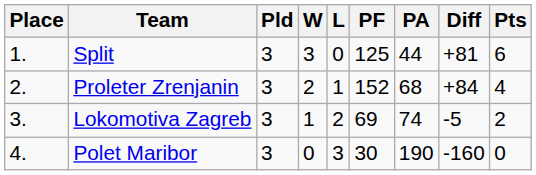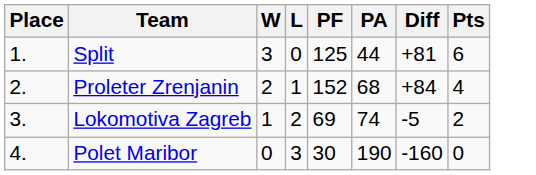- column: (277, 20)
